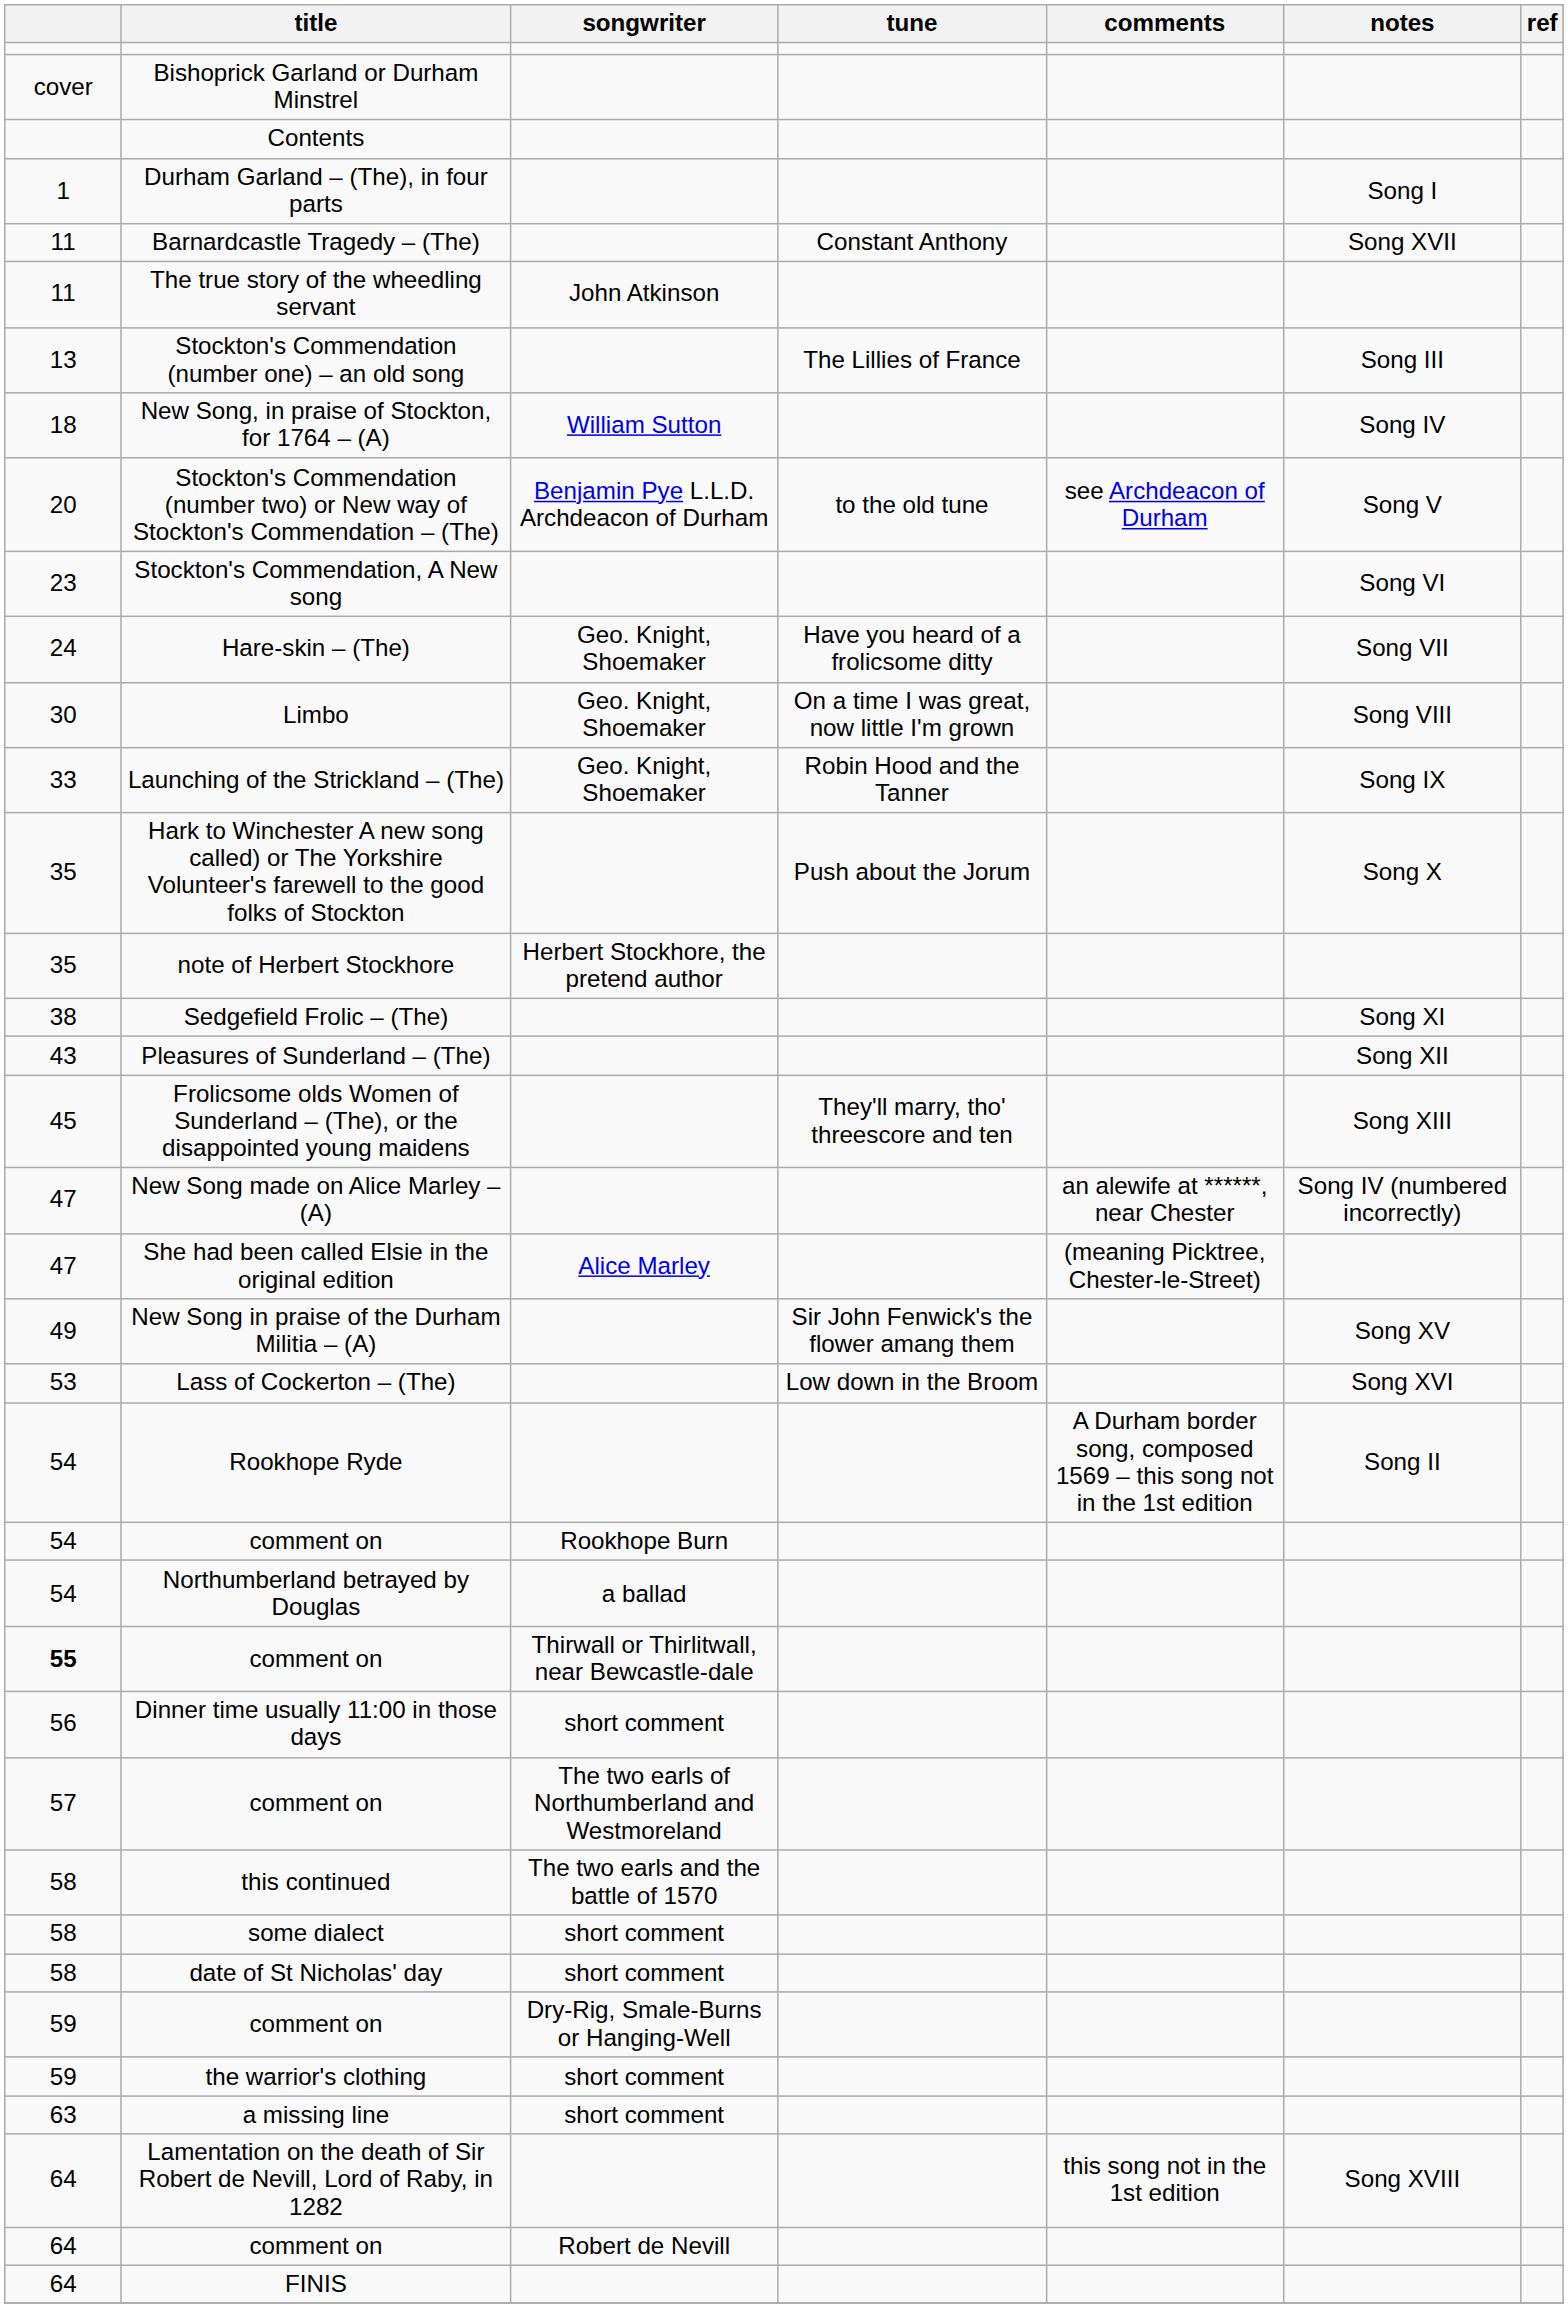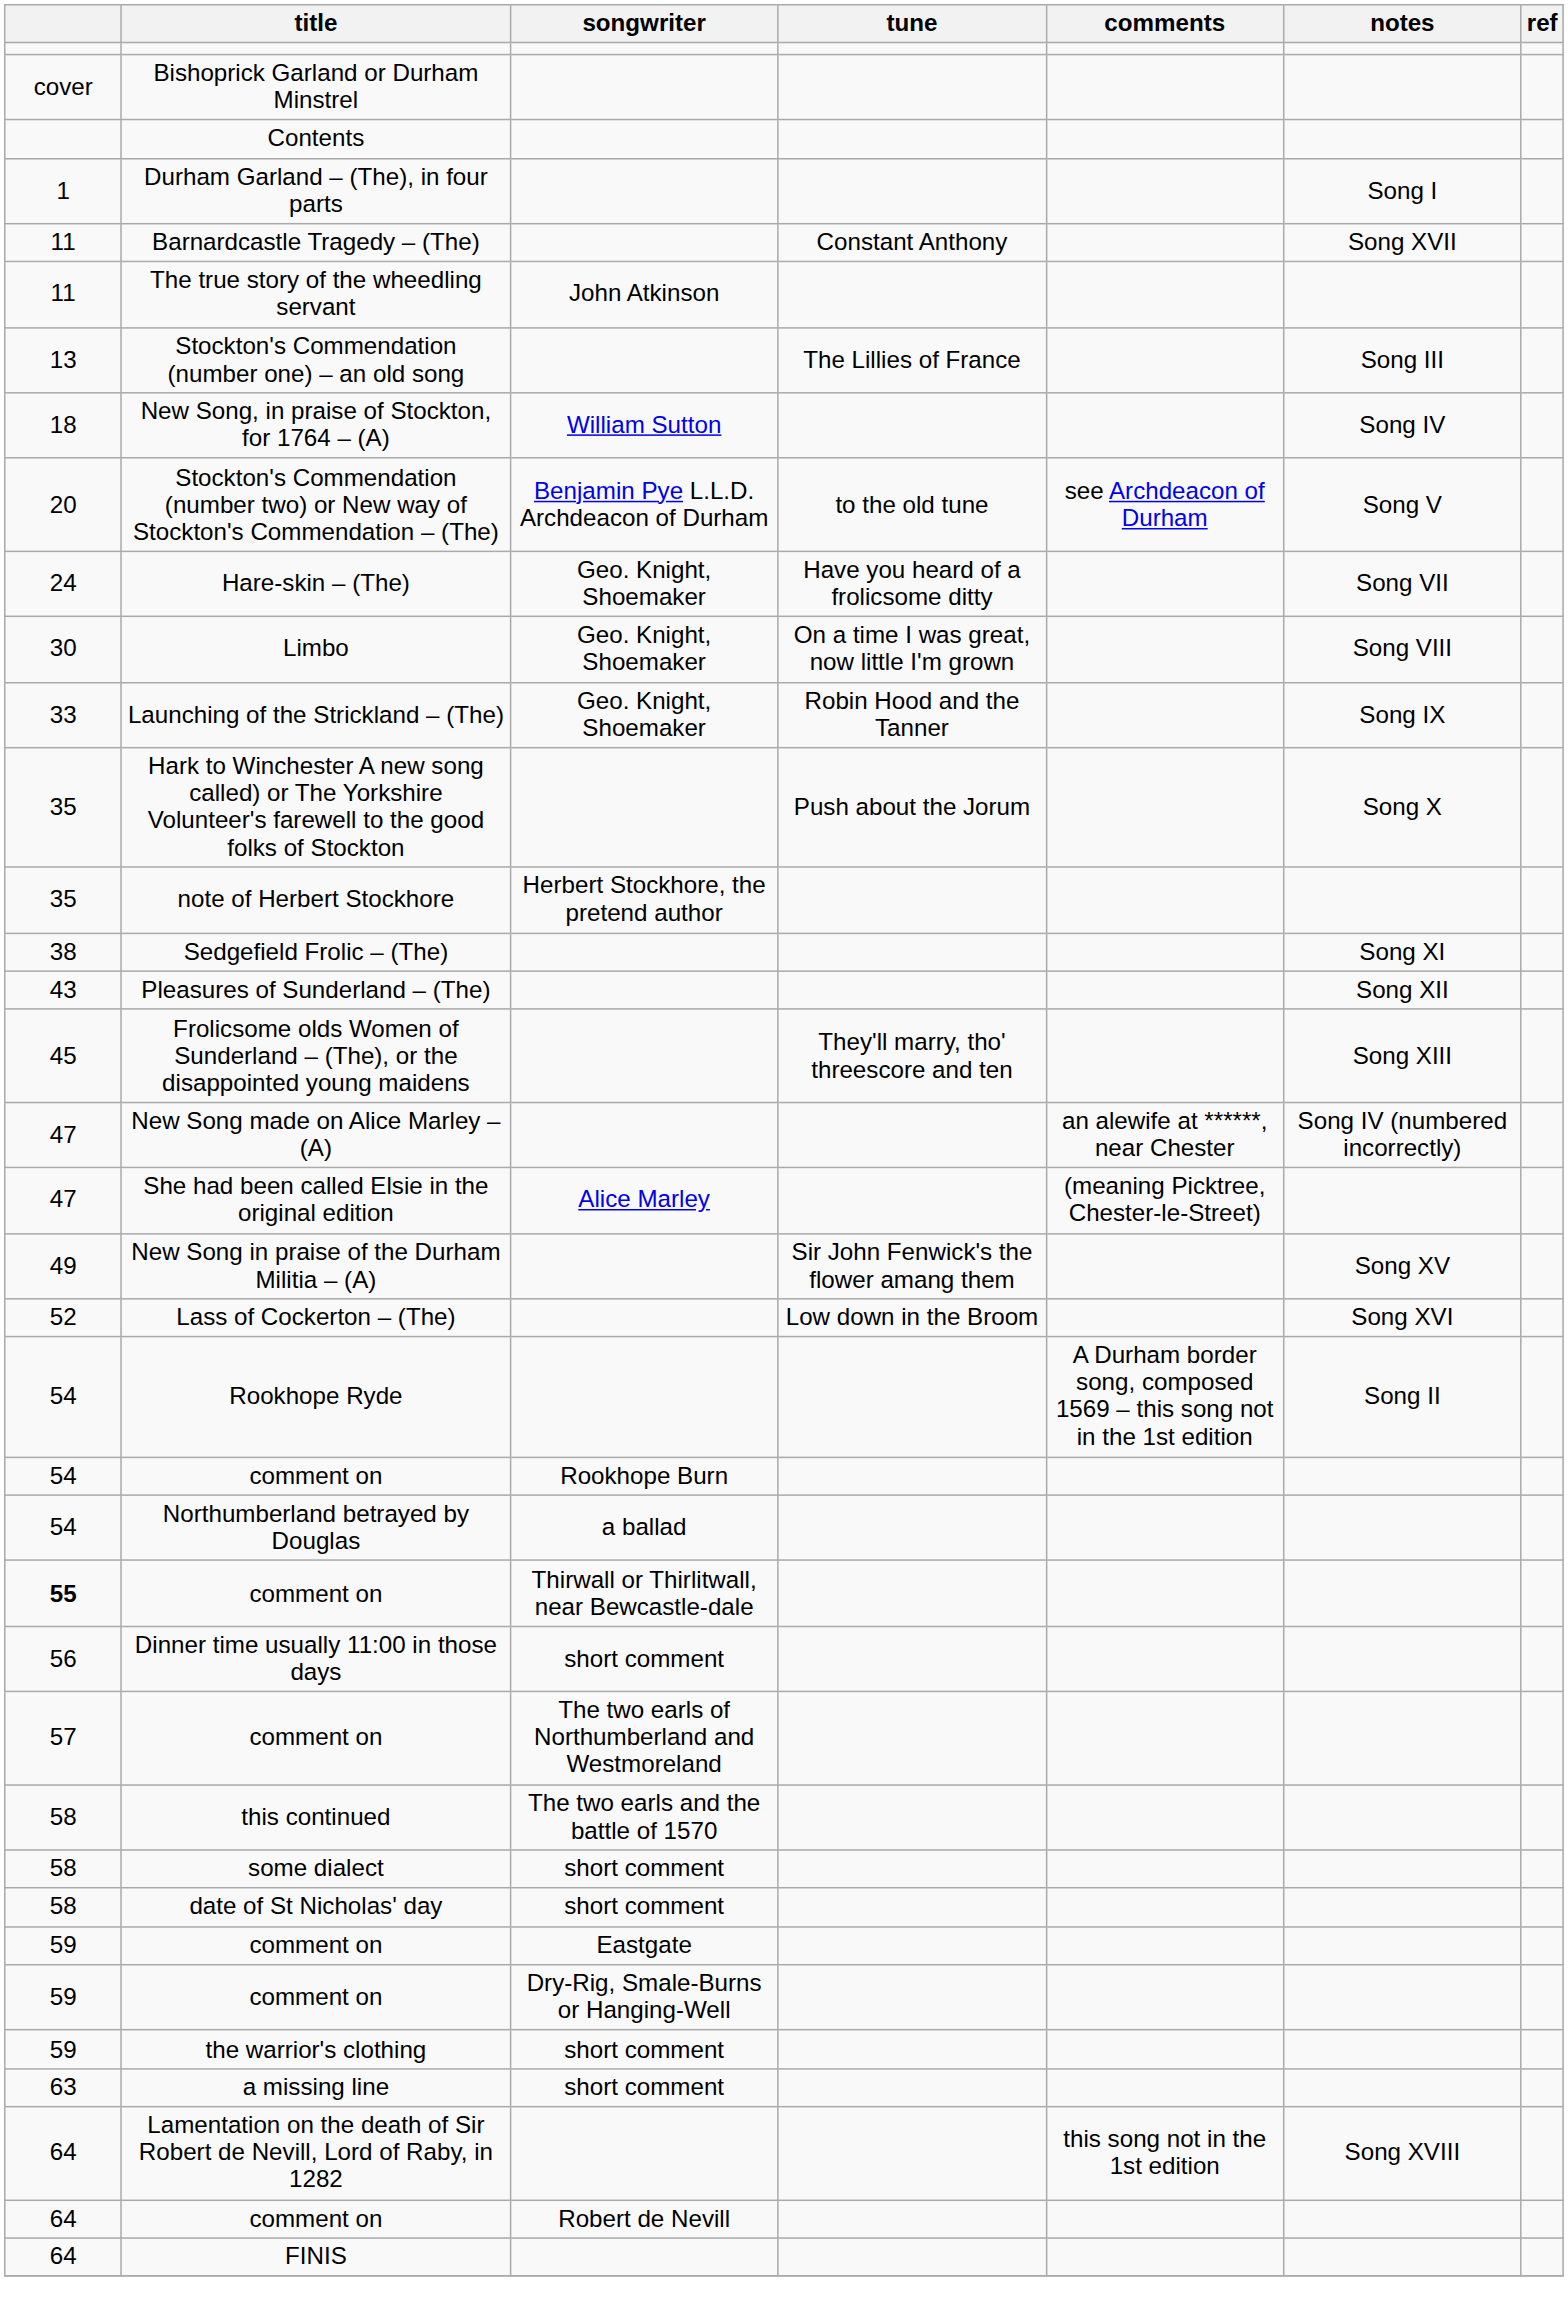- row: (316, 583)
(63, 1383) 53 -> (63, 1317) 52
+ row: (316, 1945)
